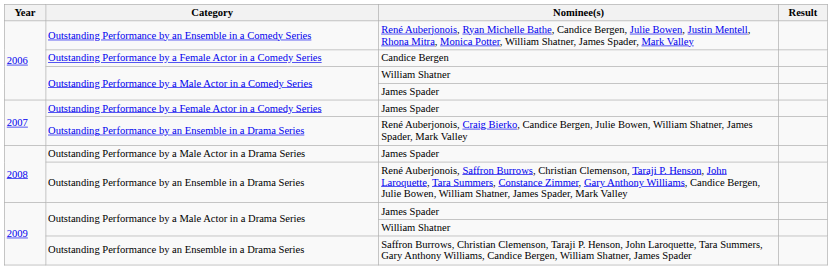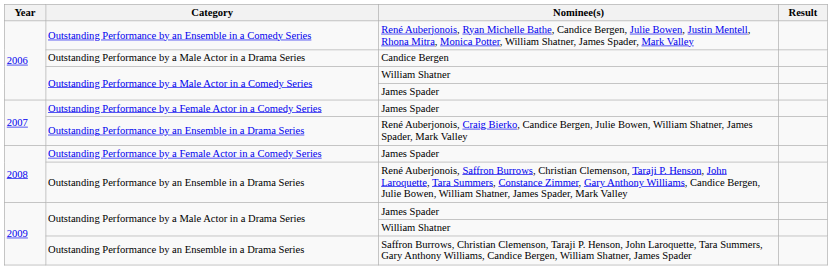(185, 58) Outstanding Performance by a Female Actor in a Comedy Series -> (177, 58) Outstanding Performance by a Male Actor in a Drama Series
(177, 153) Outstanding Performance by a Male Actor in a Drama Series -> (185, 153) Outstanding Performance by a Female Actor in a Comedy Series
